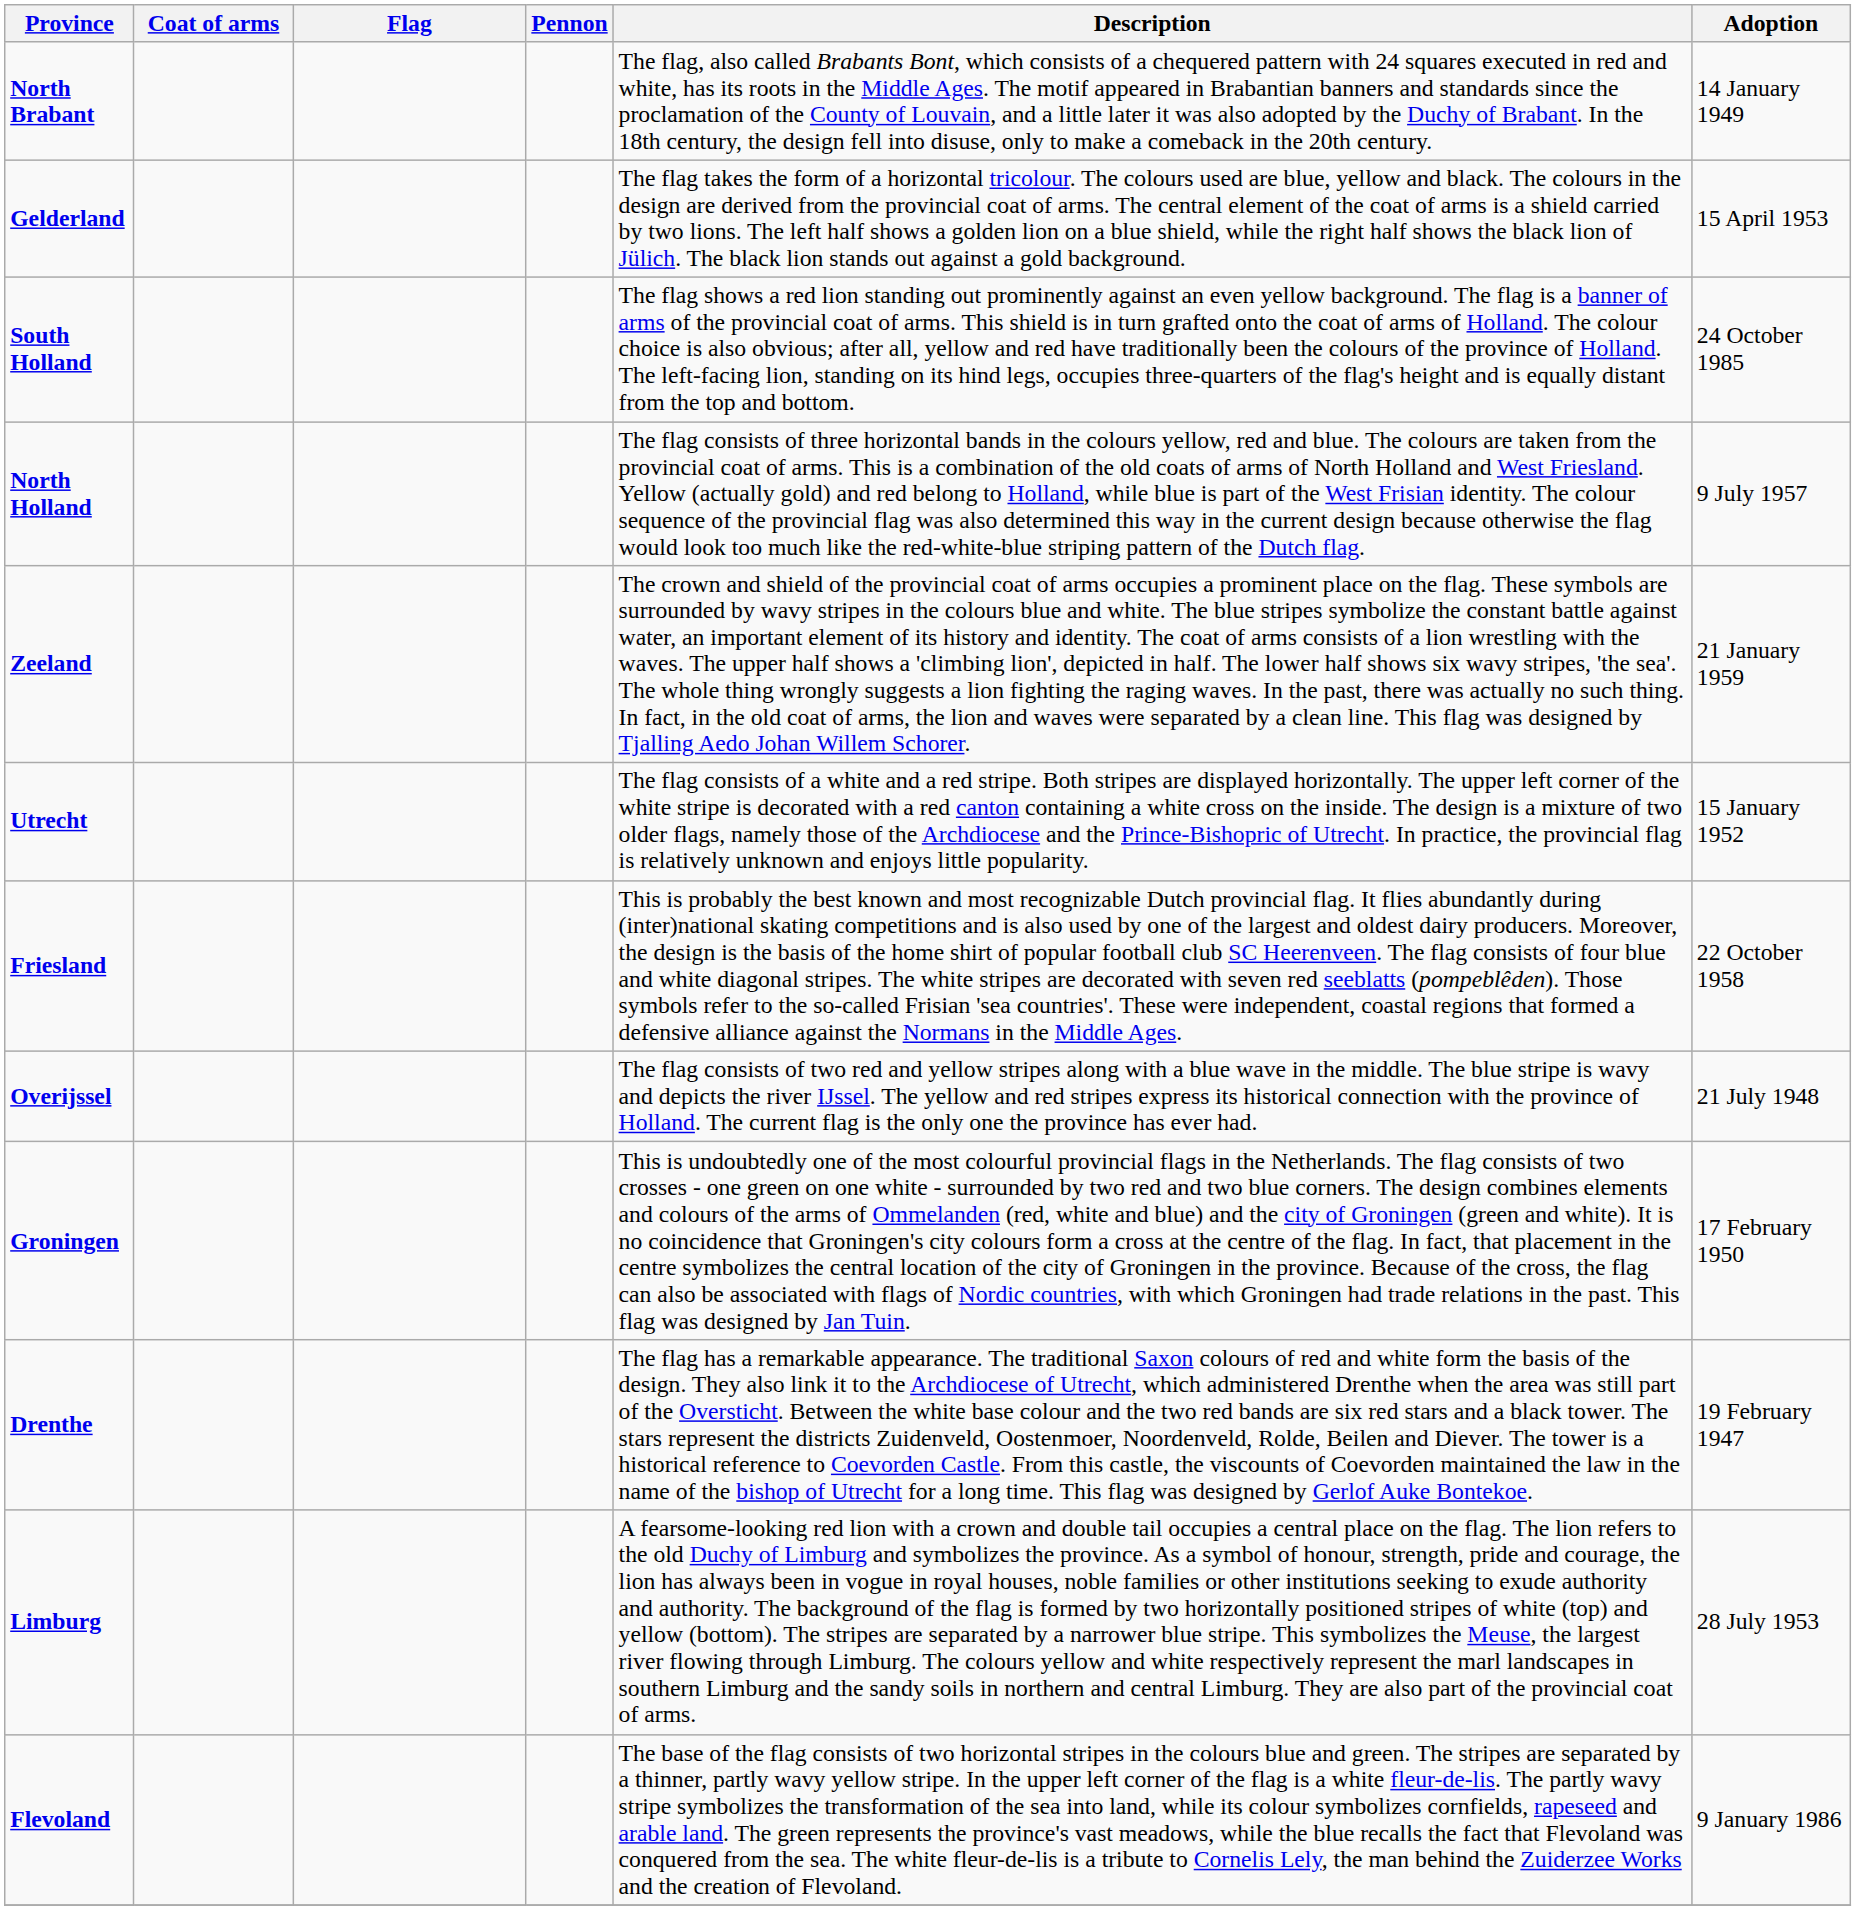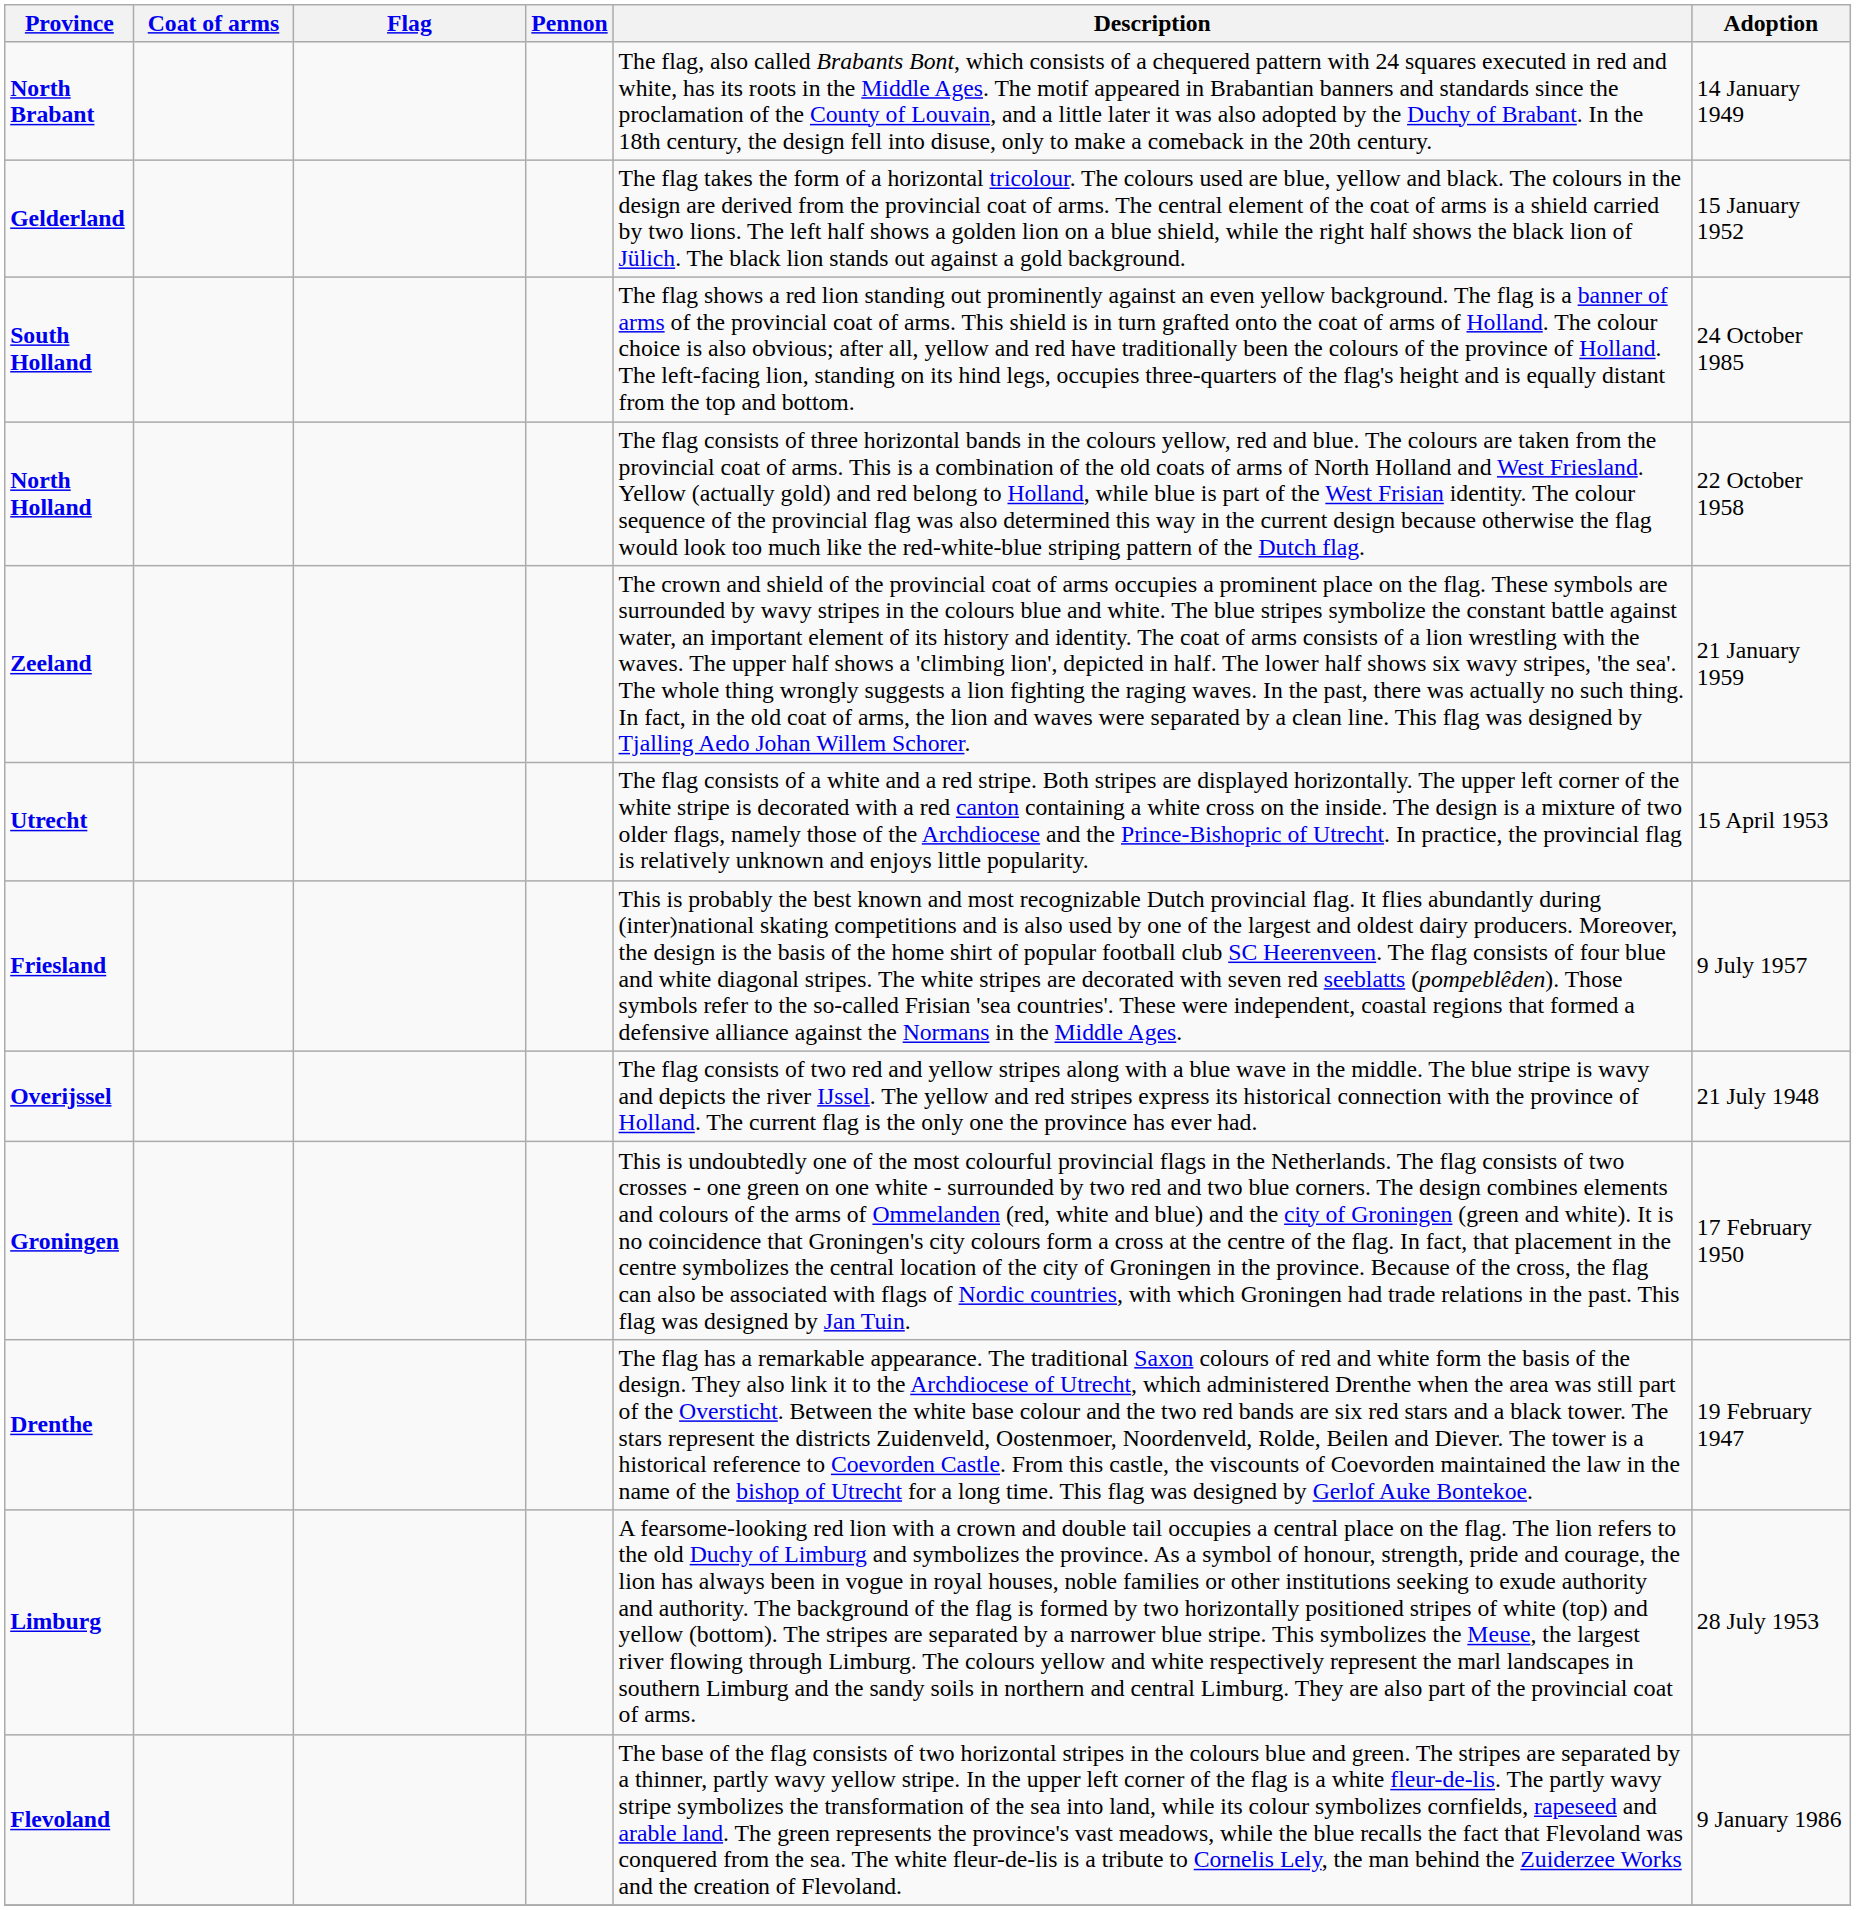(1763, 218) 15 April 1953 -> (1748, 218) 15 January 1952
(1752, 493) 9 July 1957 -> (1750, 493) 22 October 1958
(1748, 821) 15 January 1952 -> (1763, 821) 15 April 1953
(1750, 965) 22 October 1958 -> (1752, 965) 9 July 1957
